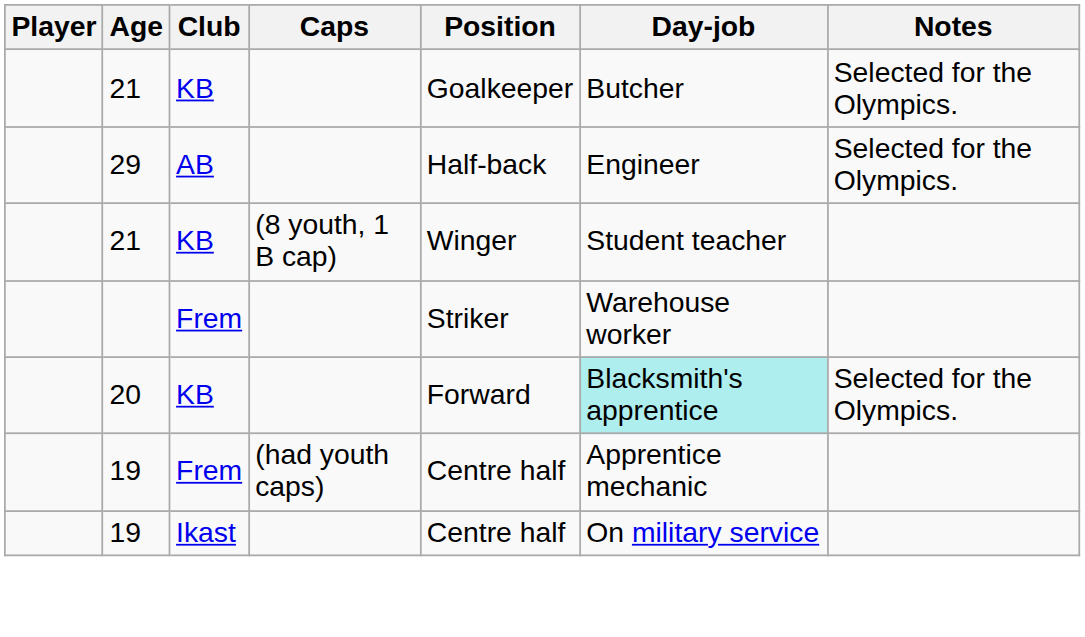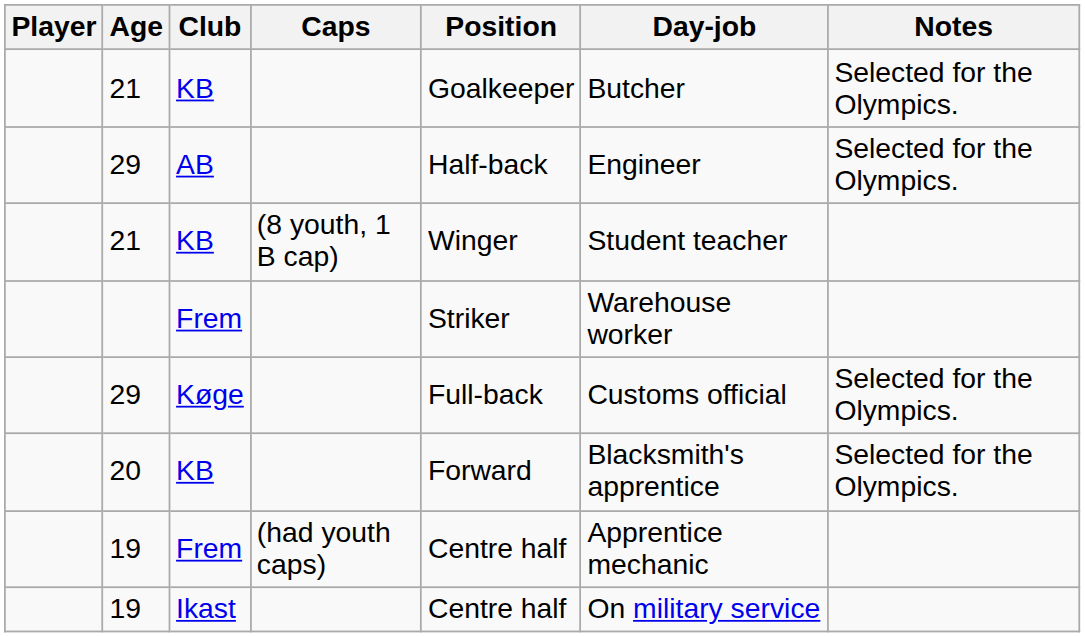+ row: (125, 394)
(665, 394) paleturquoise background -> (666, 471) no background
